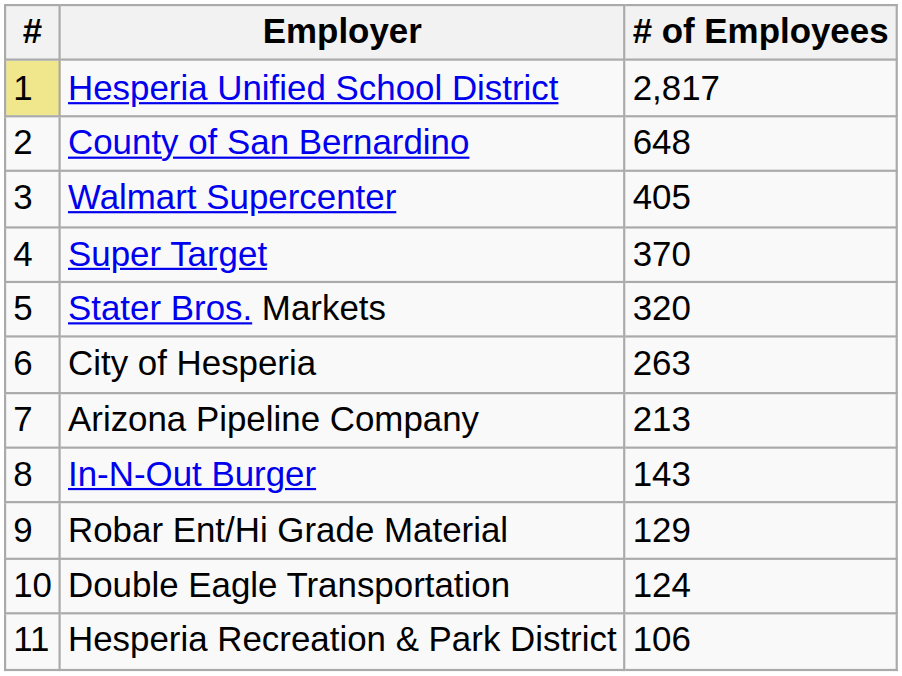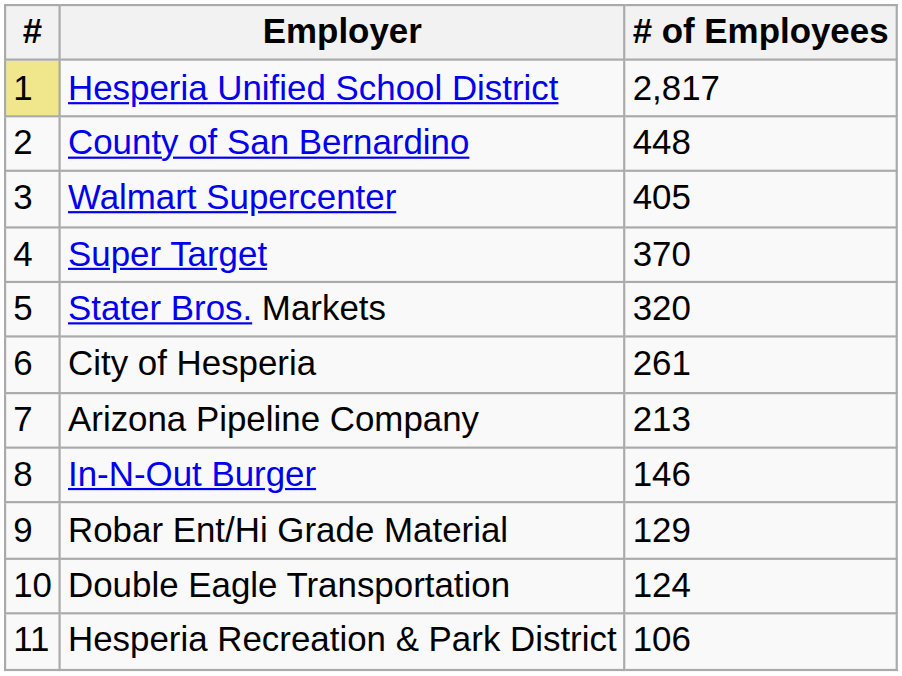(662, 142) 648 -> (662, 142) 448
(662, 364) 263 -> (662, 364) 261
(662, 474) 143 -> (662, 474) 146
